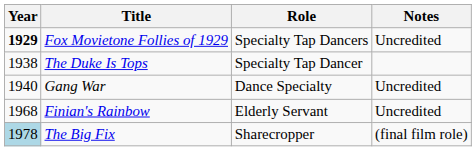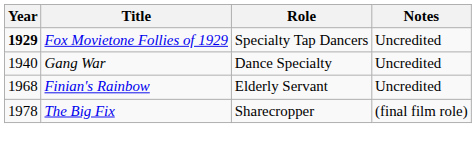- row: (96, 63)
(23, 134) lightblue background -> (23, 110) no background
